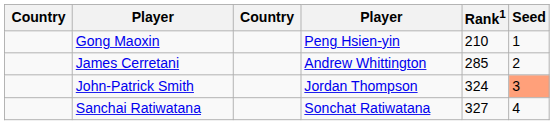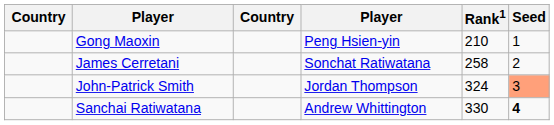(365, 64) Andrew Whittington -> (367, 64) Sonchat Ratiwatana
(477, 64) 285 -> (477, 64) 258
(367, 108) Sonchat Ratiwatana -> (365, 108) Andrew Whittington
(477, 108) 327 -> (477, 108) 330
(516, 108) normal -> (516, 108) bold
